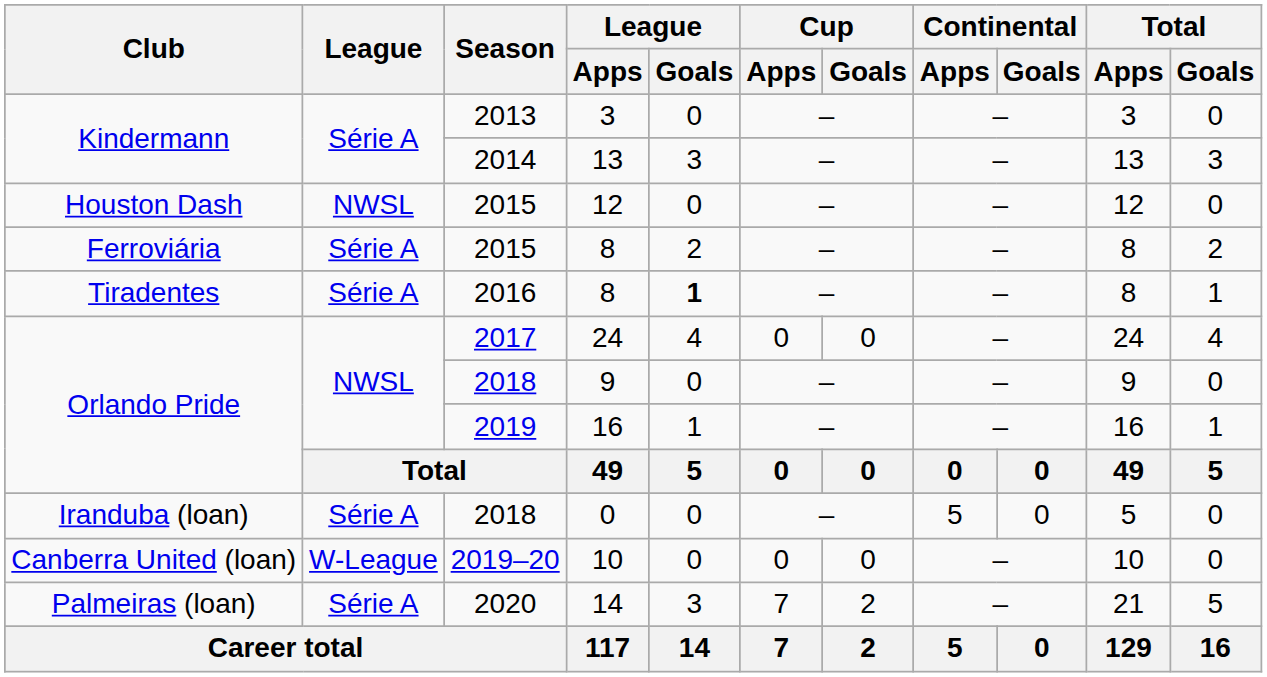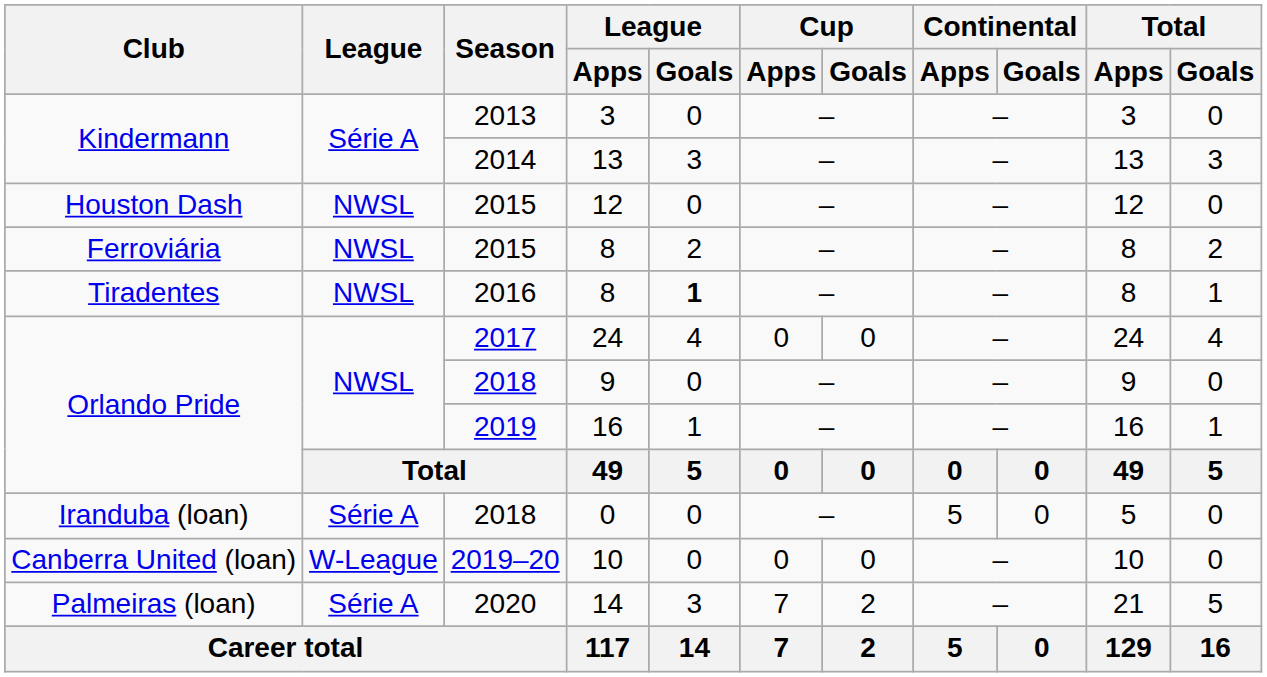(373, 248) Série A -> (373, 248) NWSL
(373, 293) Série A -> (373, 293) NWSL
